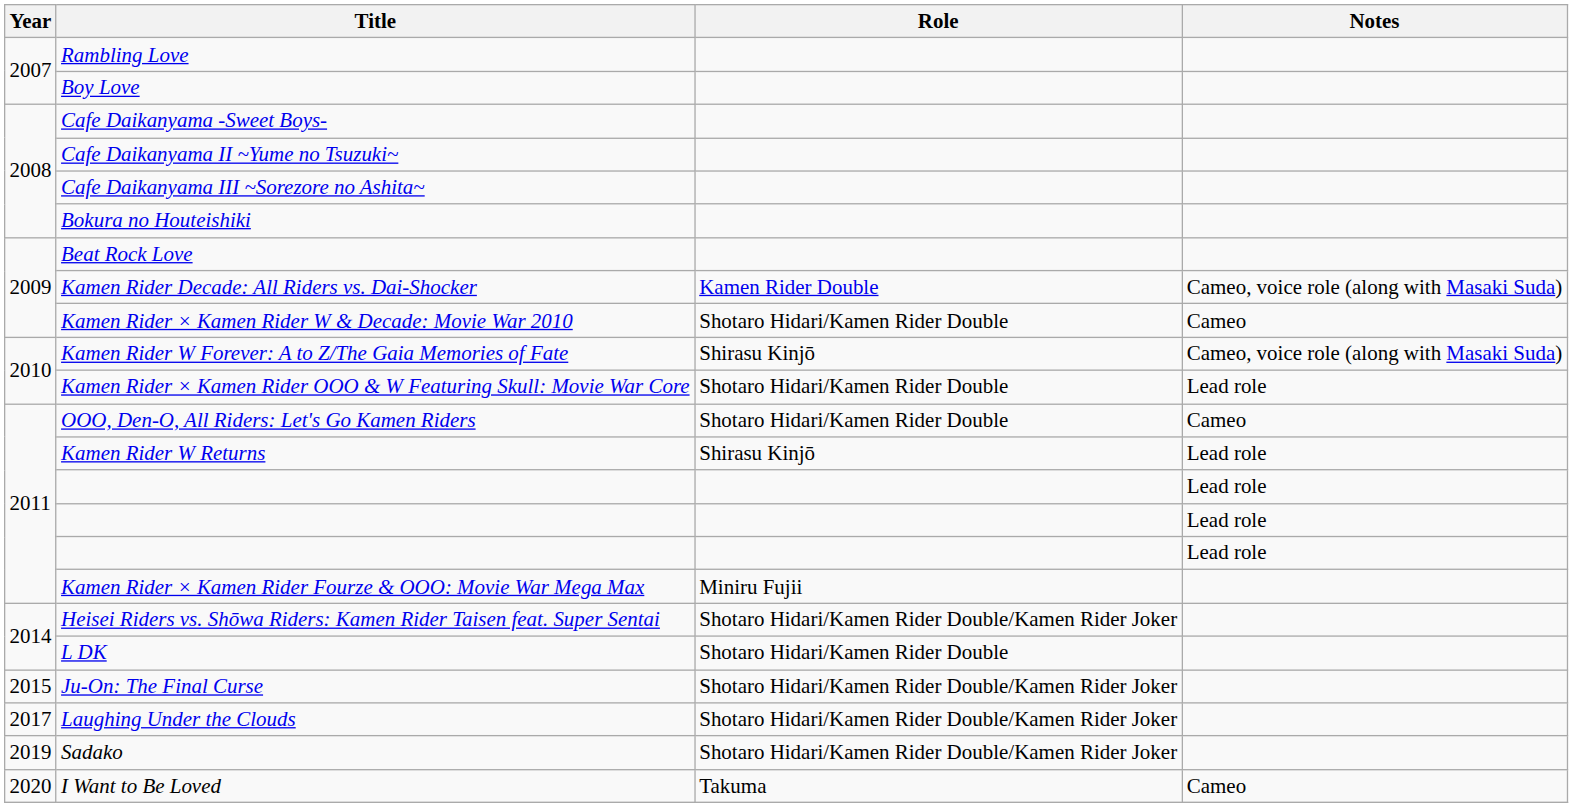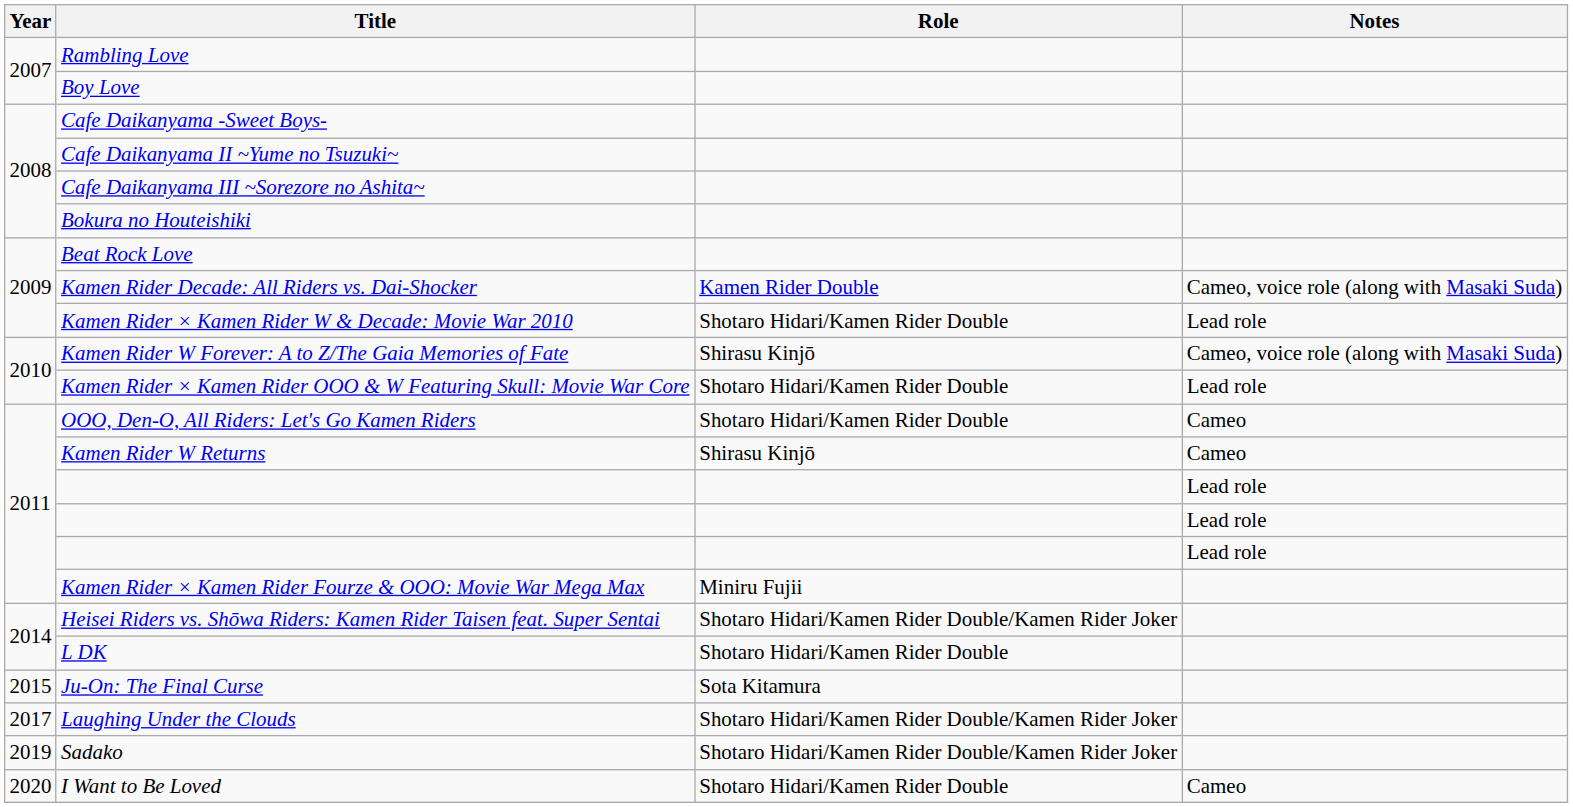(1216, 320) Cameo -> (1227, 320) Lead role
(1227, 453) Lead role -> (1216, 453) Cameo
(938, 685) Shotaro Hidari/Kamen Rider Double/Kamen Rider Joker -> (760, 685) Sota Kitamura
(733, 785) Takuma -> (854, 785) Shotaro Hidari/Kamen Rider Double
